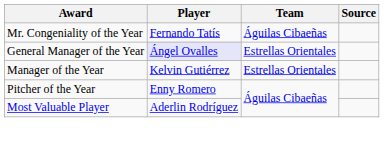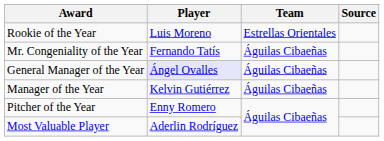+ row: (51, 32)
(290, 51) Estrellas Orientales -> (285, 70) Águilas Cibaeñas
(290, 70) Estrellas Orientales -> (285, 88) Águilas Cibaeñas
